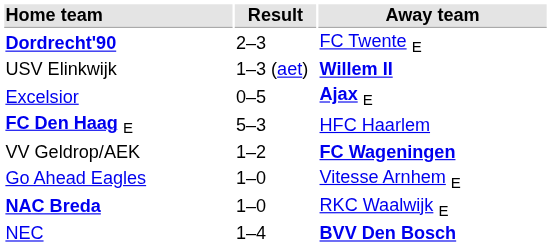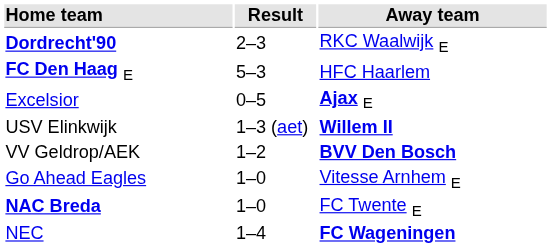(371, 43) FC Twente E -> (384, 43) RKC Waalwijk E
rows swapped: (61, 69) <-> (69, 125)
(387, 151) FC Wageningen -> (388, 151) BVV Den Bosch
(384, 207) RKC Waalwijk E -> (371, 207) FC Twente E
(388, 233) BVV Den Bosch -> (387, 233) FC Wageningen
